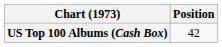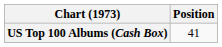(194, 33) 42 -> (194, 33) 41
